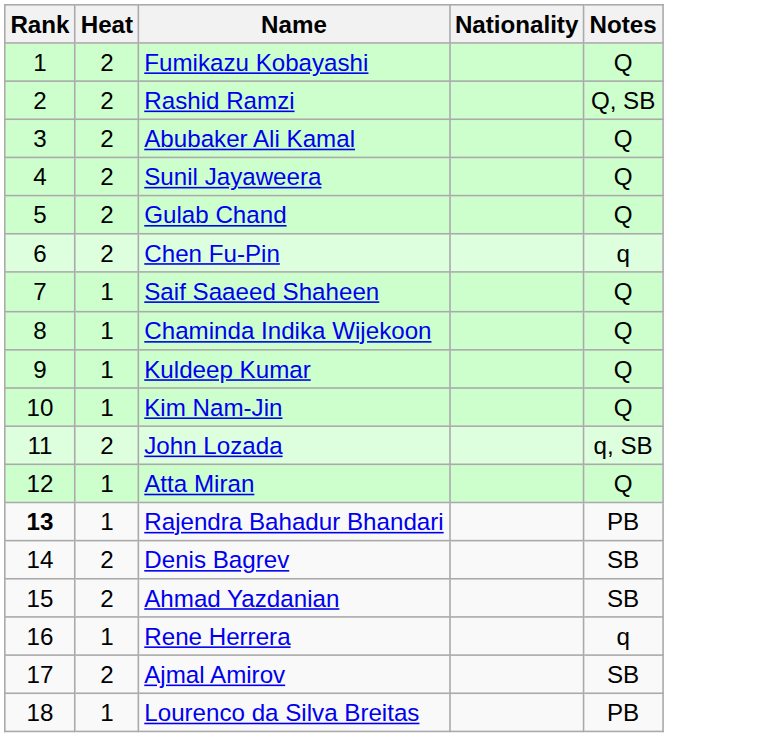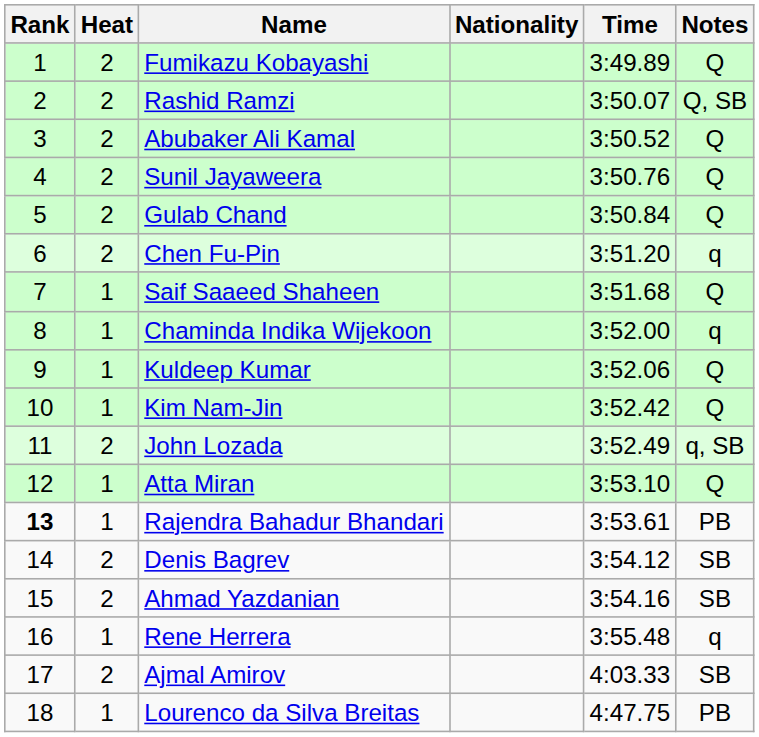+ column: (630, 24)
(623, 330) Q -> (715, 330) q
